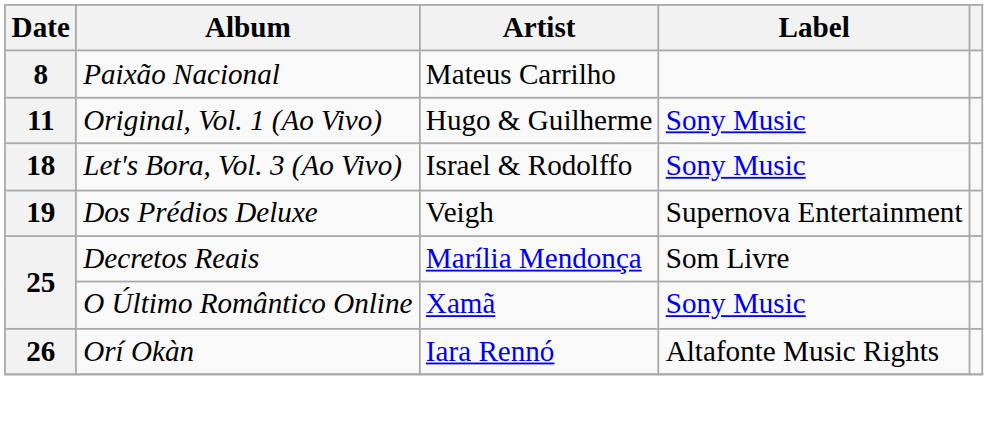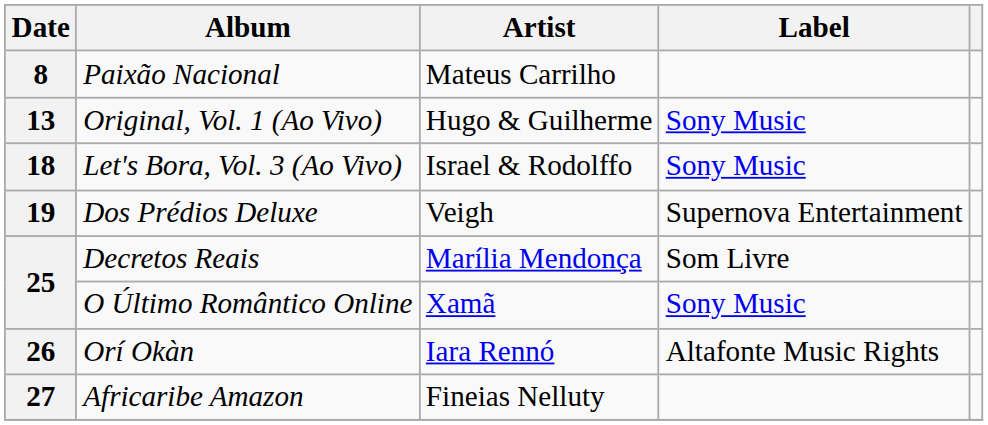(41, 119) 11 -> (41, 119) 13
+ row: (193, 397)
